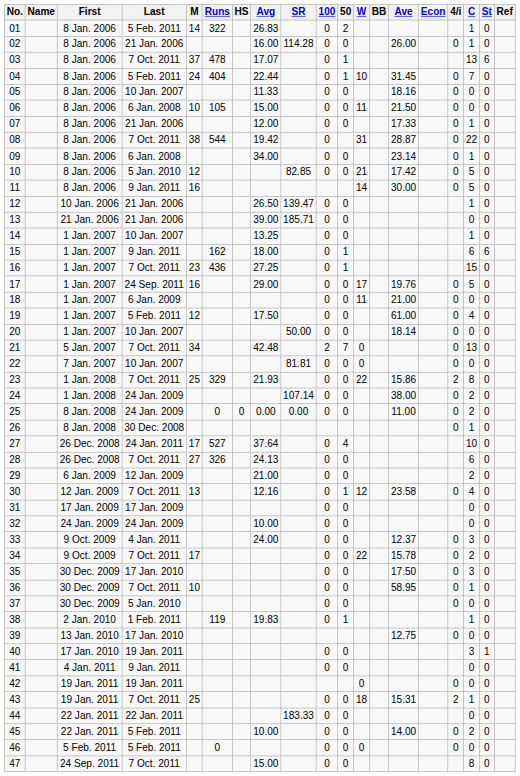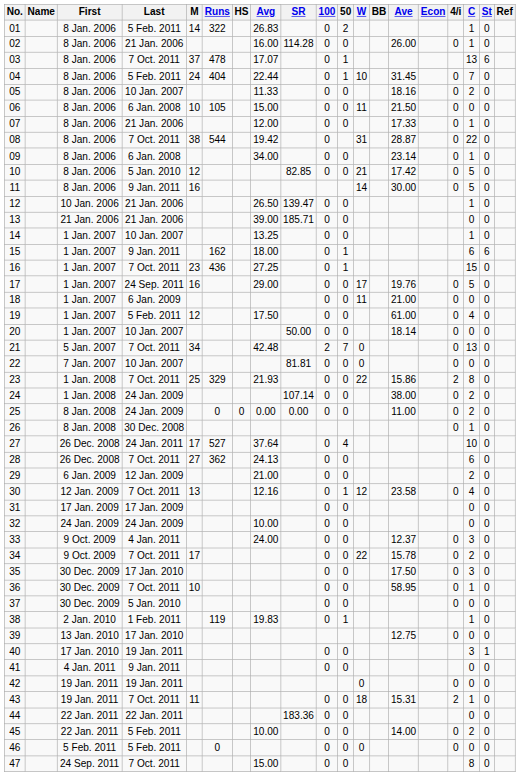(472, 92) 0 -> (472, 92) 2
(217, 460) 326 -> (217, 460) 362
(194, 699) 25 -> (194, 699) 11
(299, 715) 183.33 -> (299, 715) 183.36
